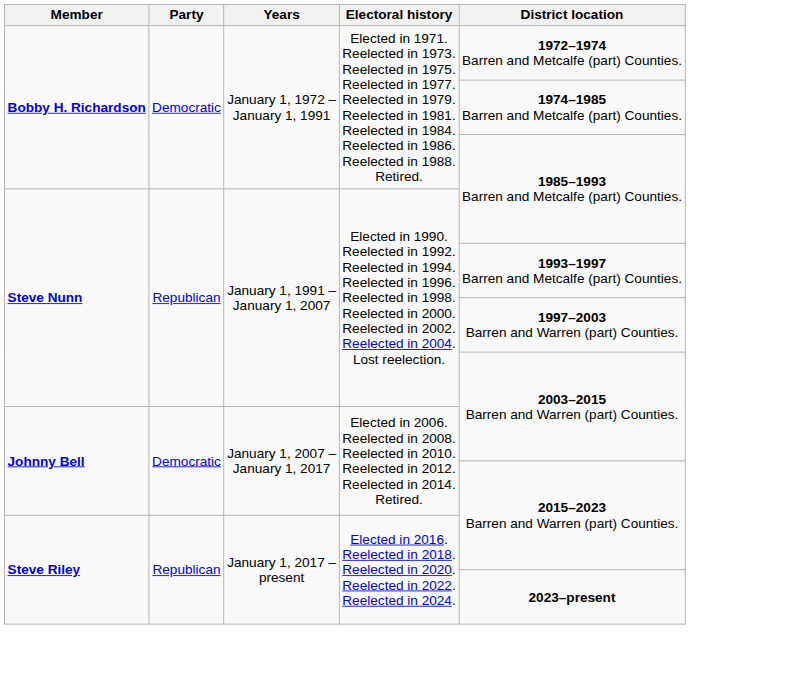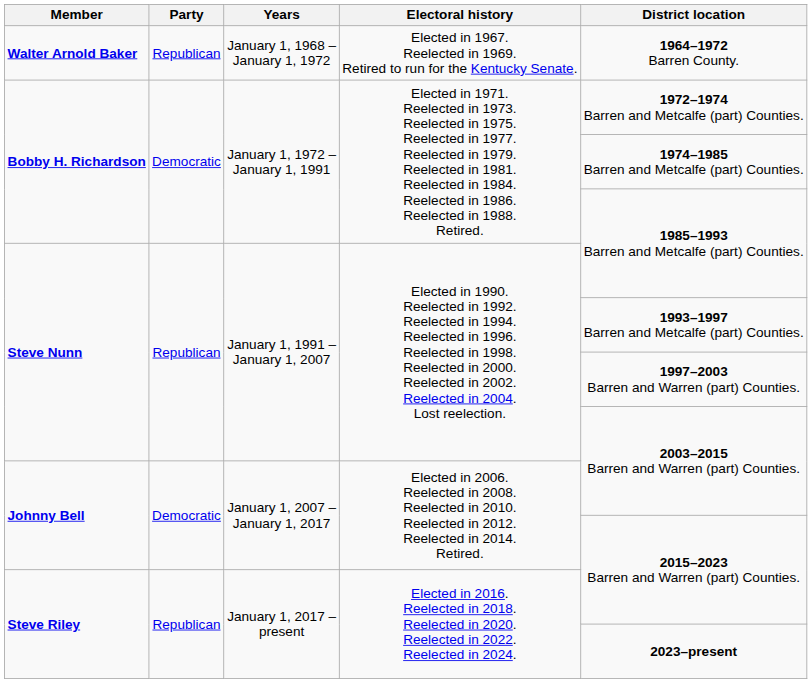+ row: (72, 53)
